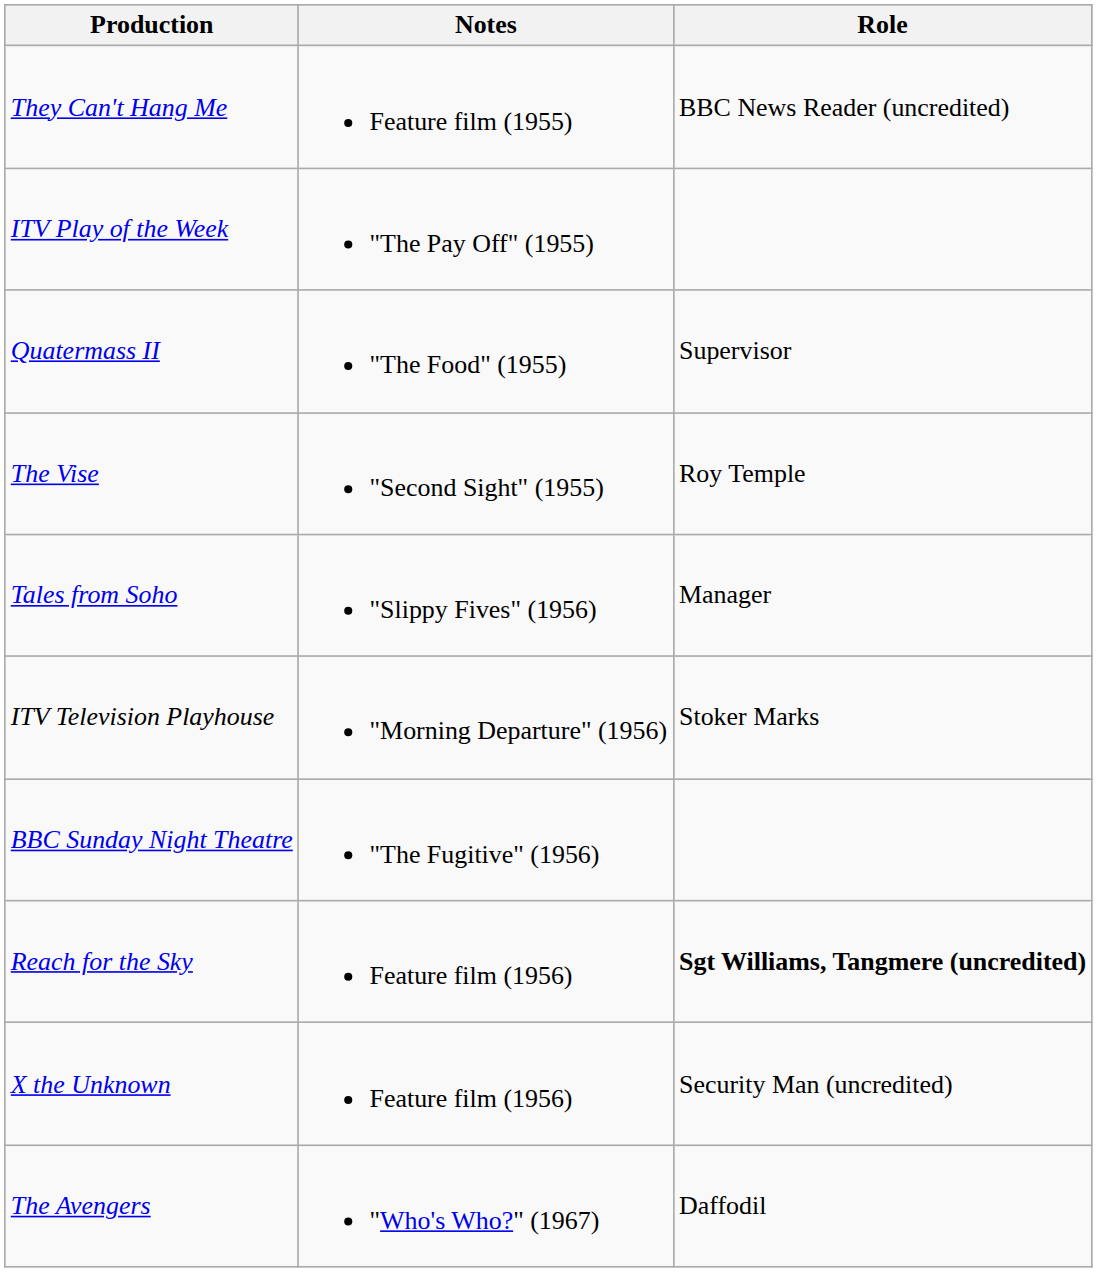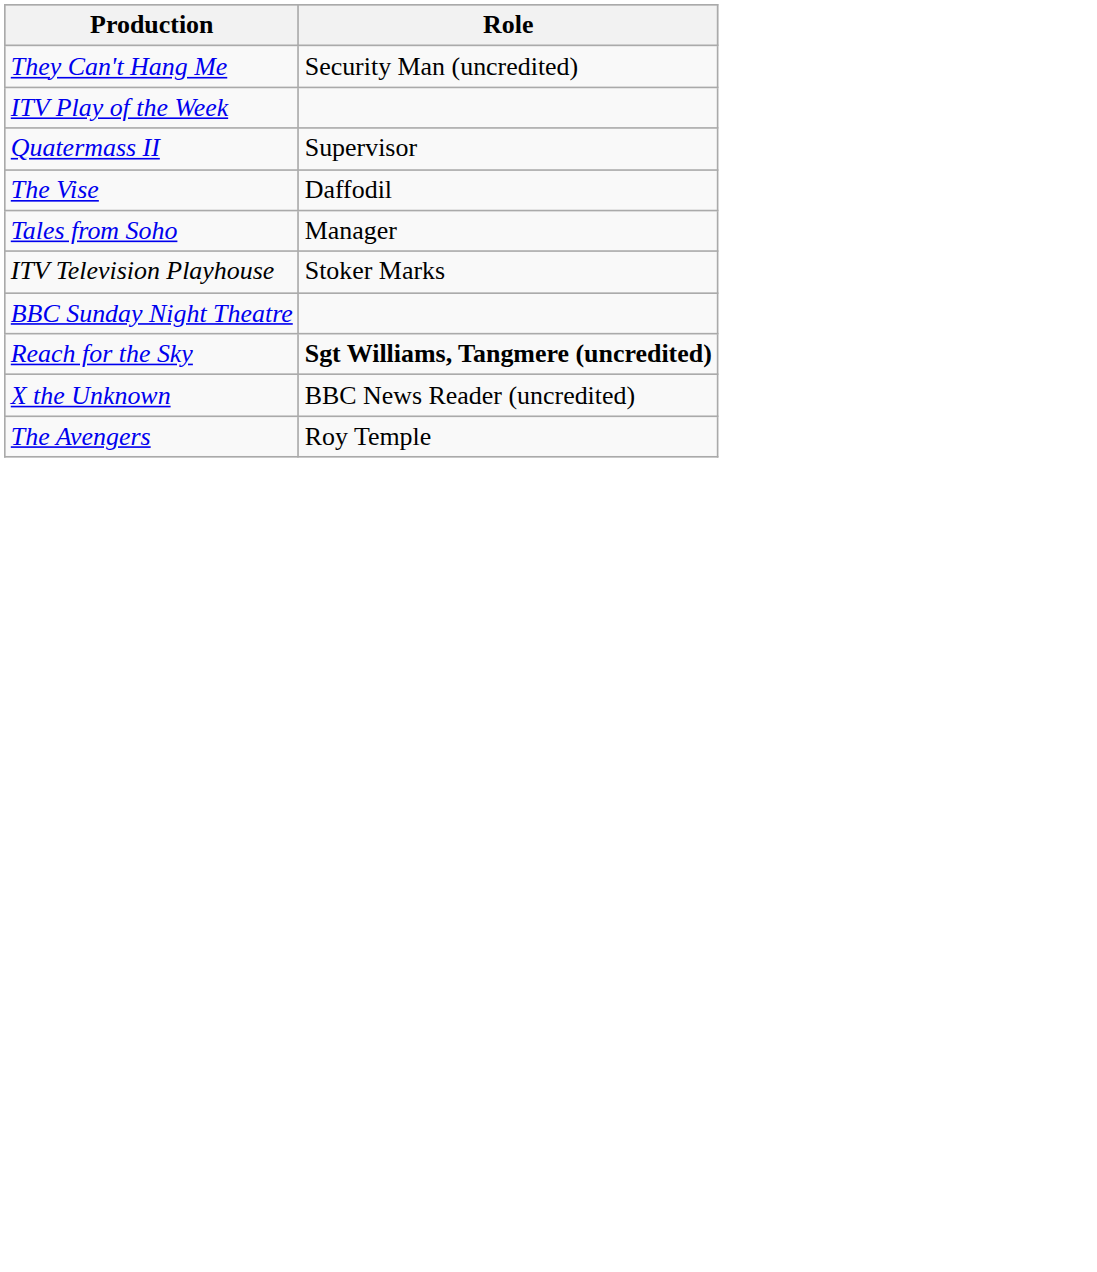- column: (486, 25)
(844, 106) BBC News Reader (uncredited) -> (441, 66) Security Man (uncredited)
(742, 472) Roy Temple -> (348, 189) Daffodil
(816, 1083) Security Man (uncredited) -> (470, 395) BBC News Reader (uncredited)
(723, 1205) Daffodil -> (368, 436) Roy Temple
